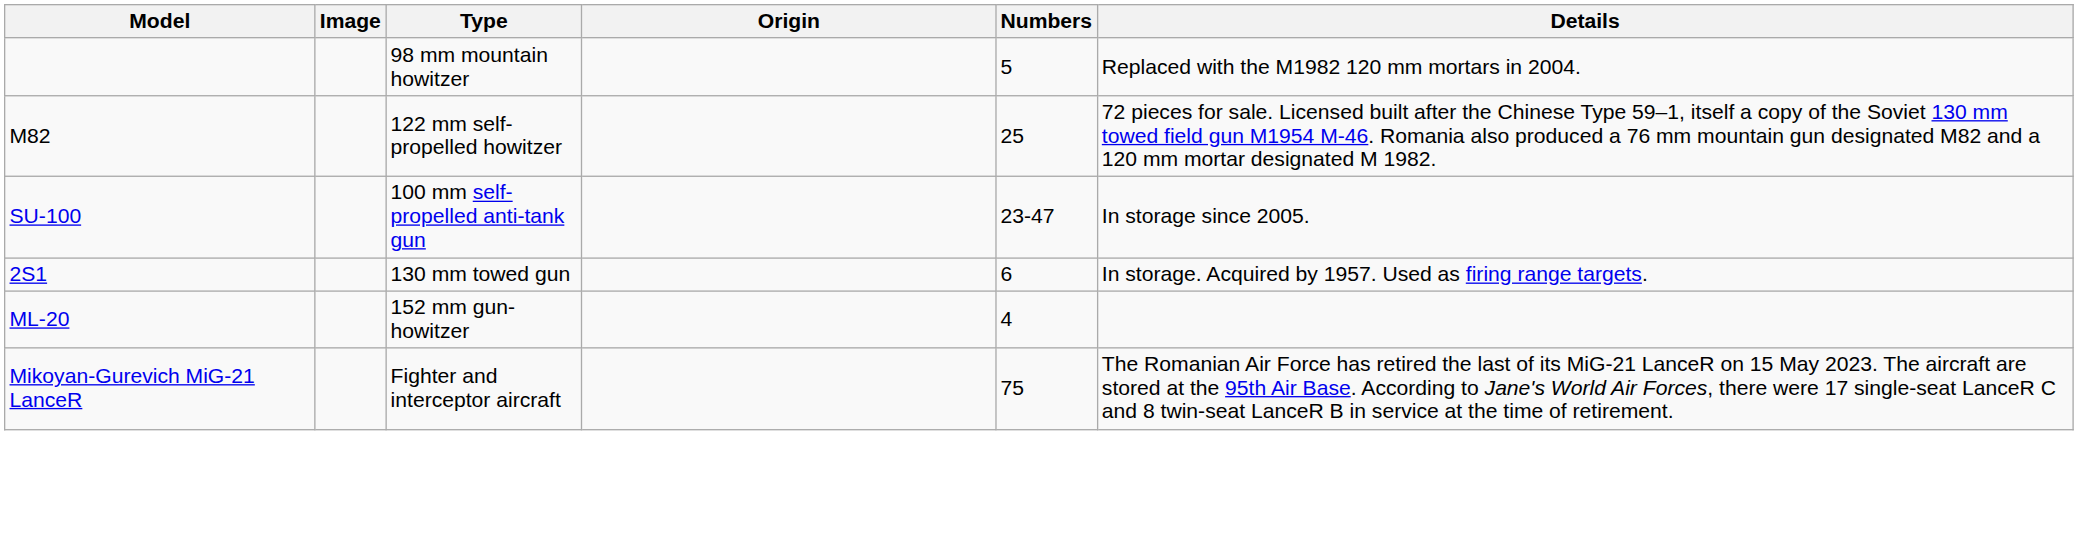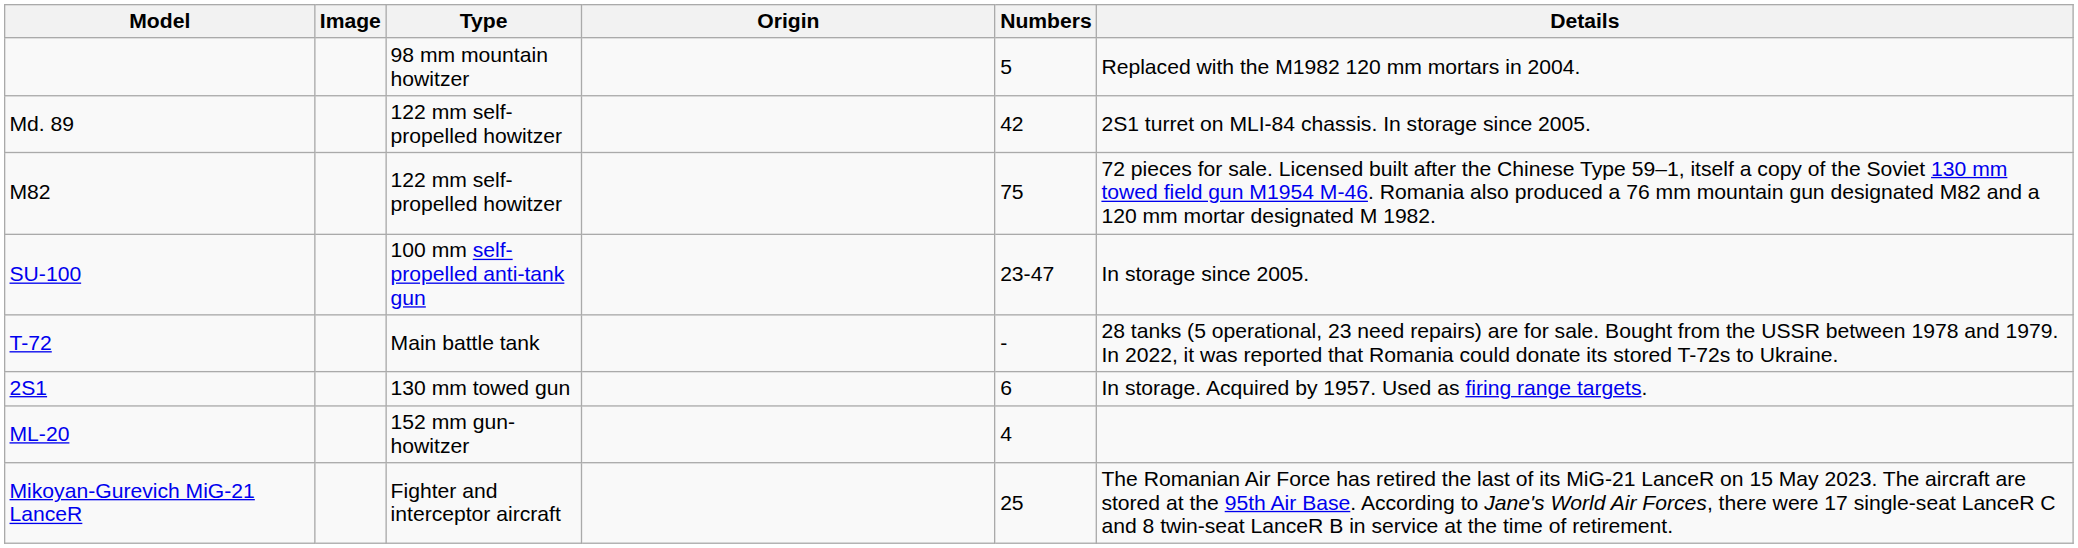+ row: (42, 123)
(1012, 135) 25 -> (1012, 193) 75
+ row: (31, 343)
(1012, 388) 75 -> (1012, 503) 25
